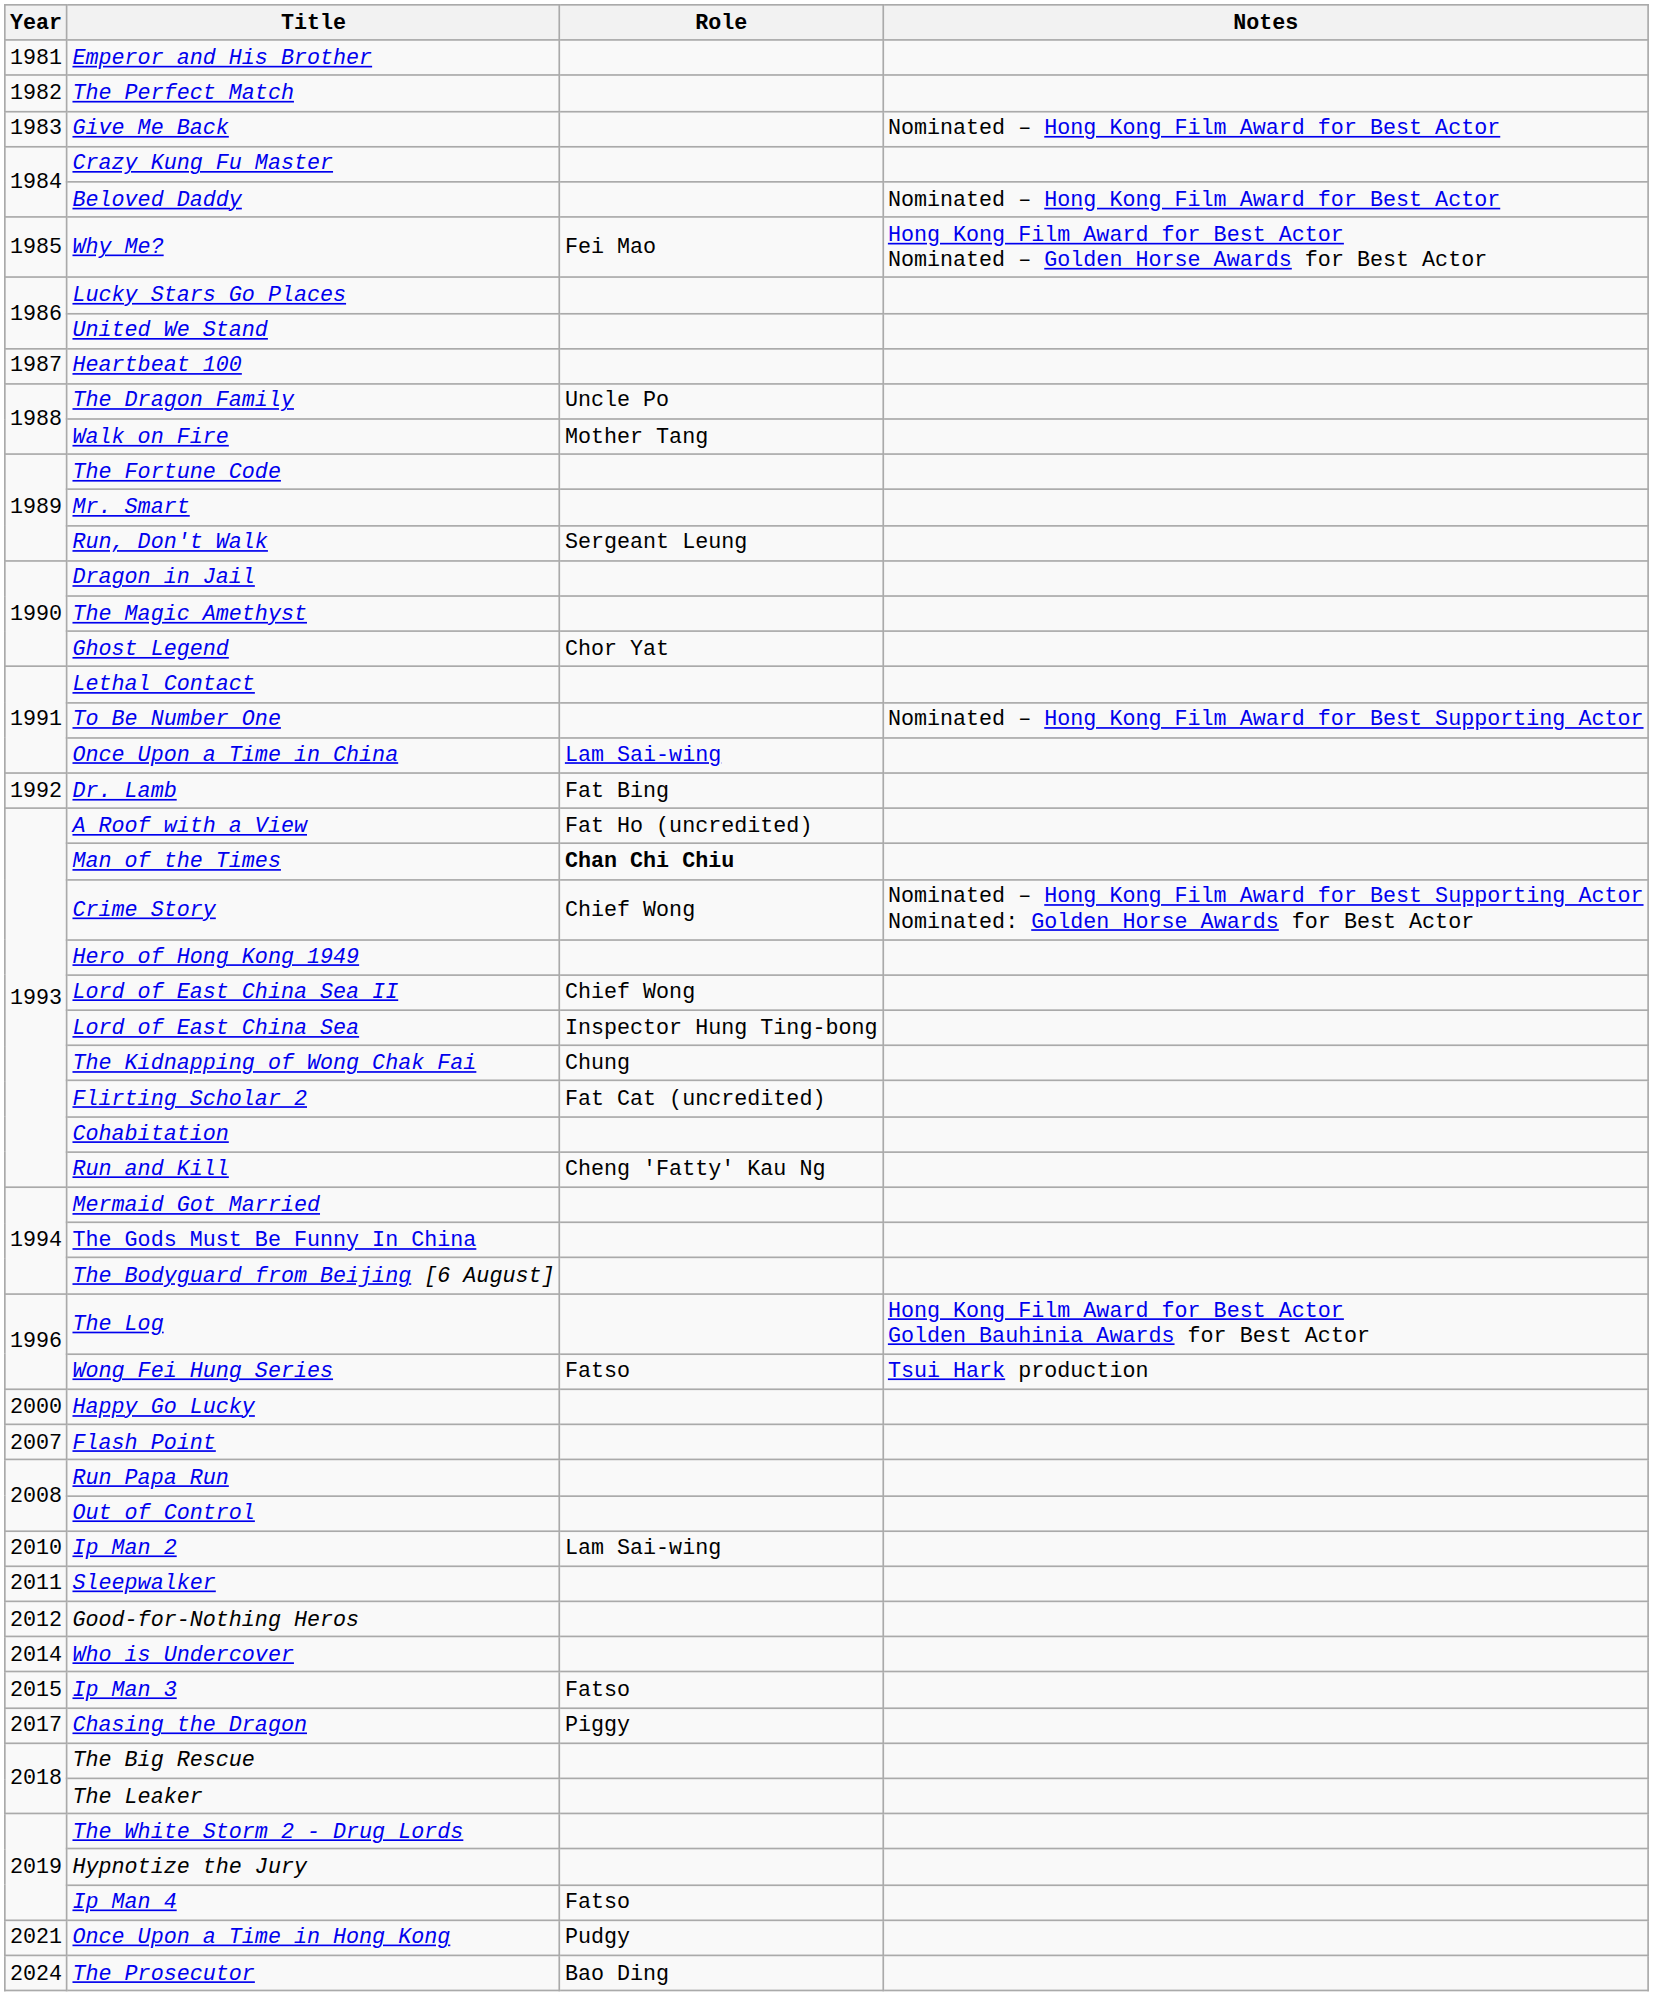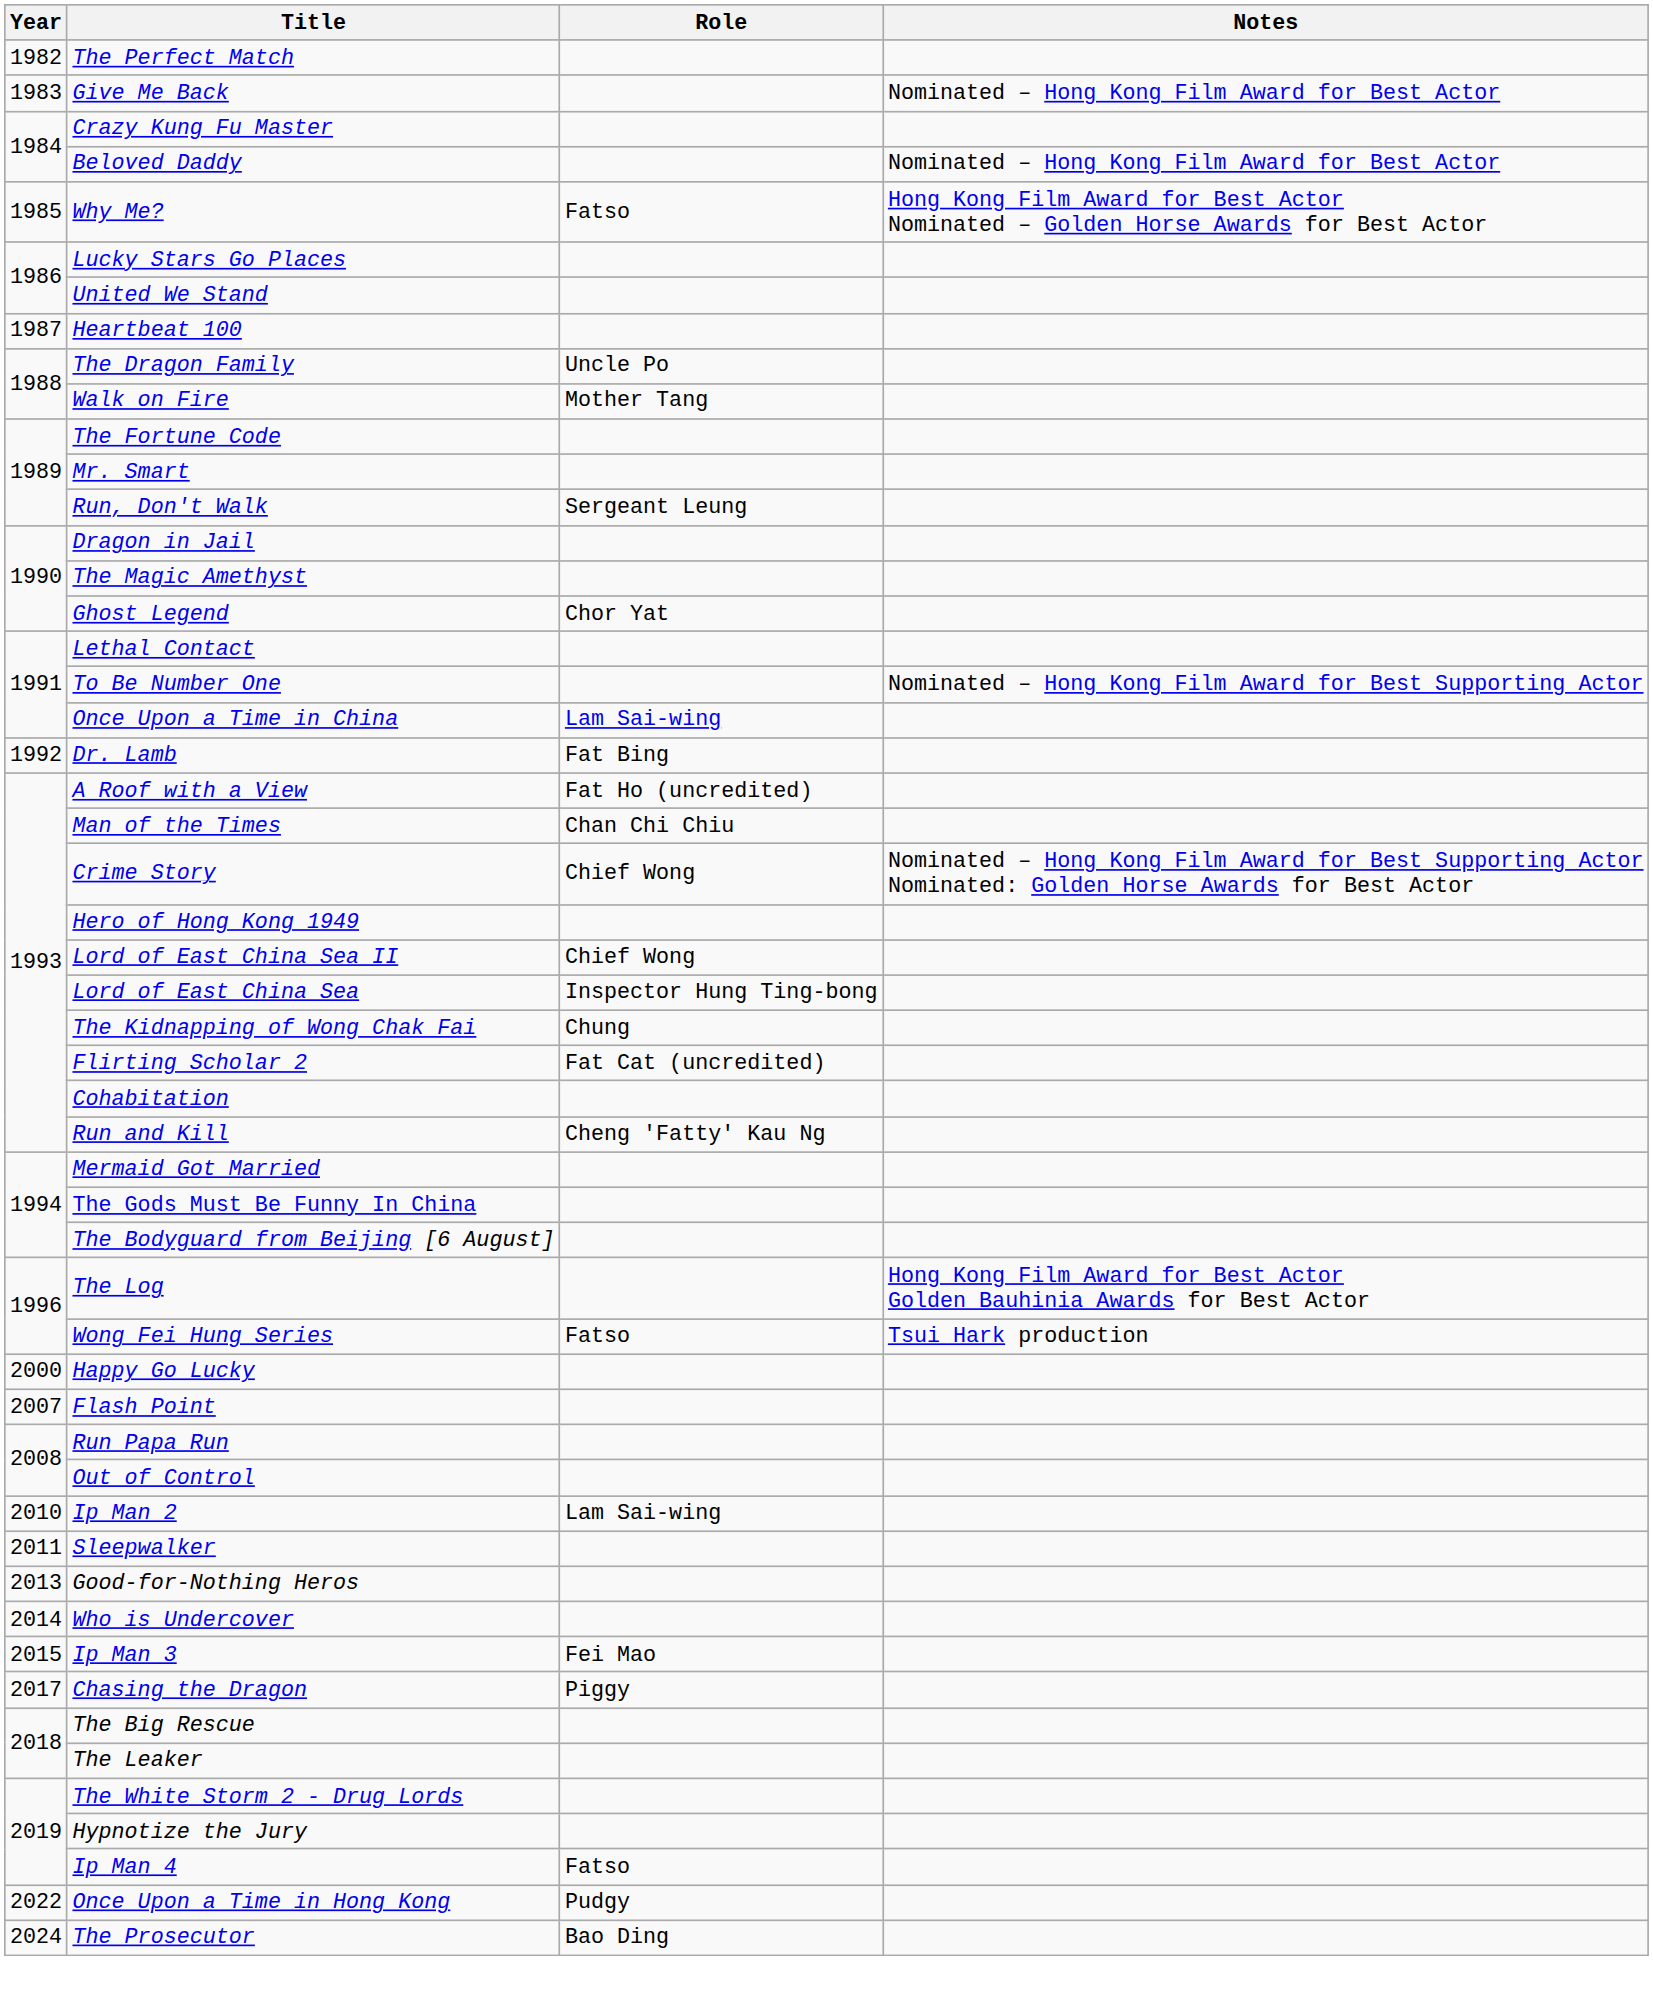- row: (222, 58)
(610, 247) Fei Mao -> (597, 212) Fatso
(650, 861) bold -> (650, 826) normal
(36, 1619) 2012 -> (36, 1584) 2013
(597, 1690) Fatso -> (610, 1655) Fei Mao
(36, 1938) 2021 -> (36, 1902) 2022
